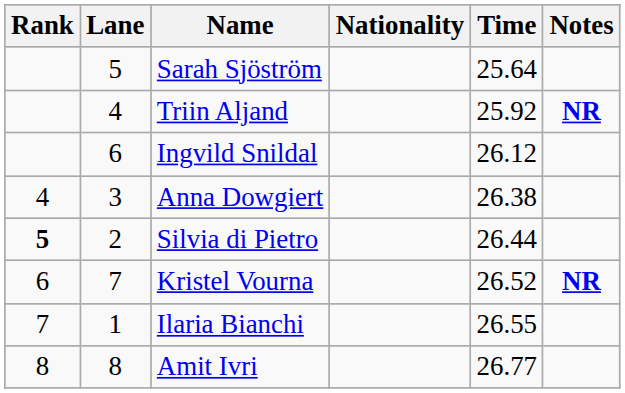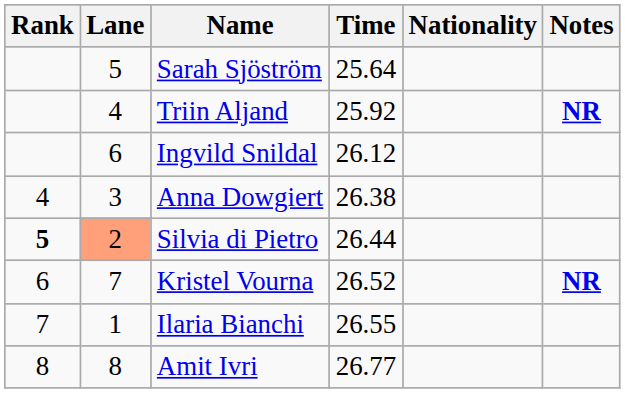columns swapped: (400, 25) <-> (507, 25)
(115, 238) no background -> (115, 238) lightsalmon background
